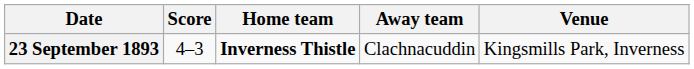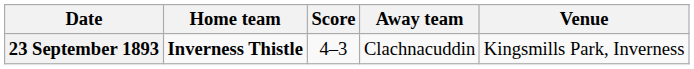columns swapped: (288, 19) <-> (190, 19)
